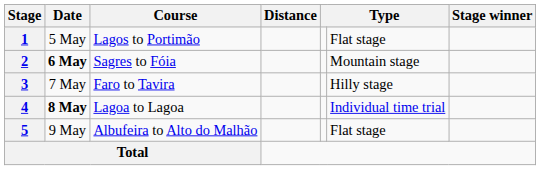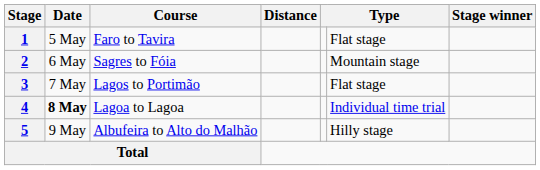(147, 38) Lagos to Portimão -> (134, 38) Faro to Tavira
(67, 61) bold -> (67, 61) normal
(134, 84) Faro to Tavira -> (147, 84) Lagos to Portimão
(362, 84) Hilly stage -> (358, 84) Flat stage
(358, 130) Flat stage -> (362, 130) Hilly stage
